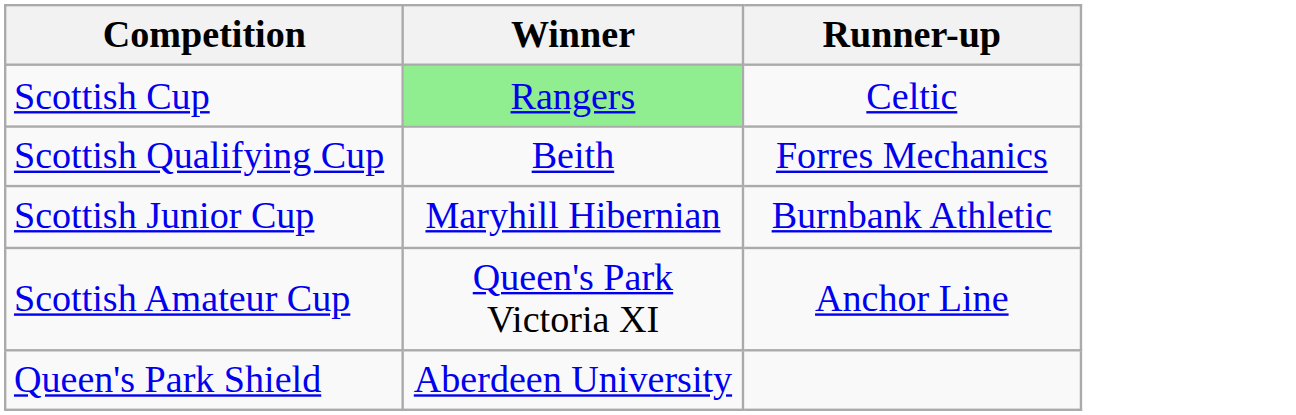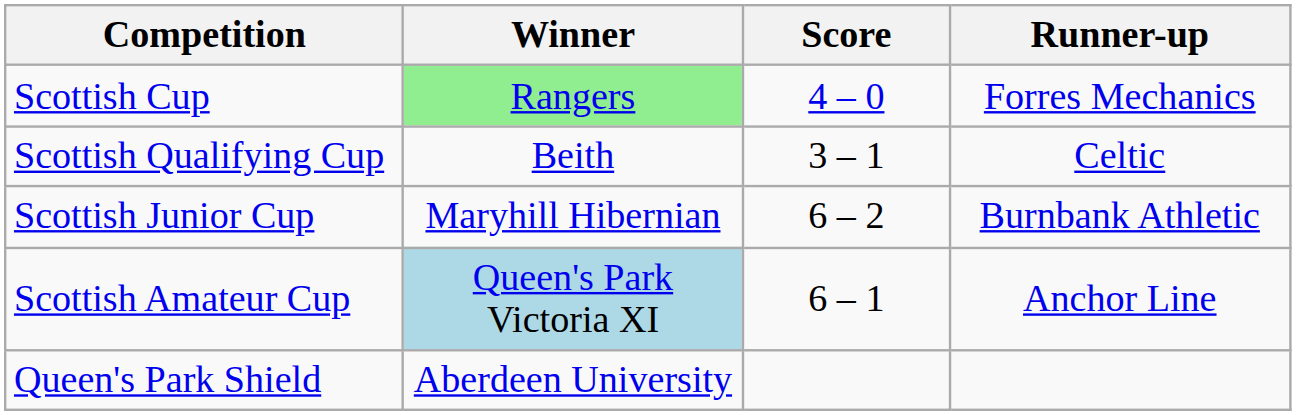+ column: (846, 34)
(912, 95) Celtic -> (1120, 95) Forres Mechanics
(912, 155) Forres Mechanics -> (1120, 155) Celtic
(573, 297) no background -> (573, 297) lightblue background
